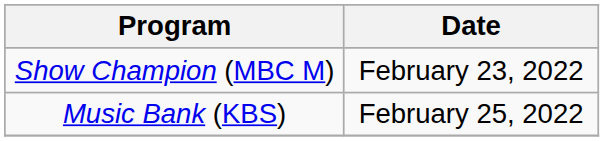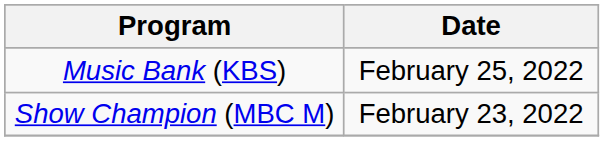rows swapped: (175, 113) <-> (175, 69)
